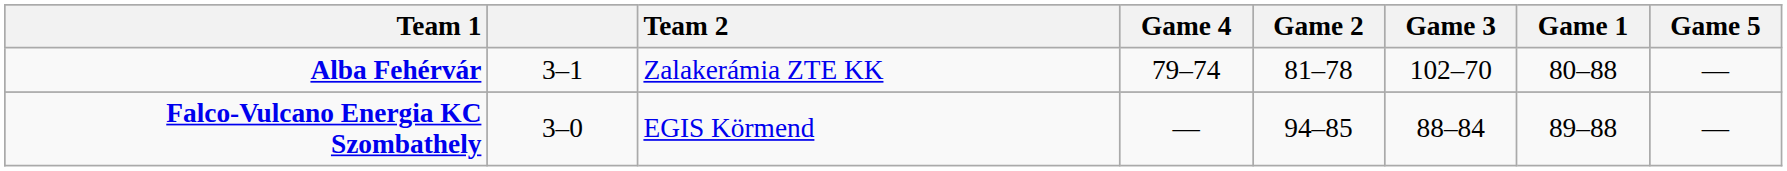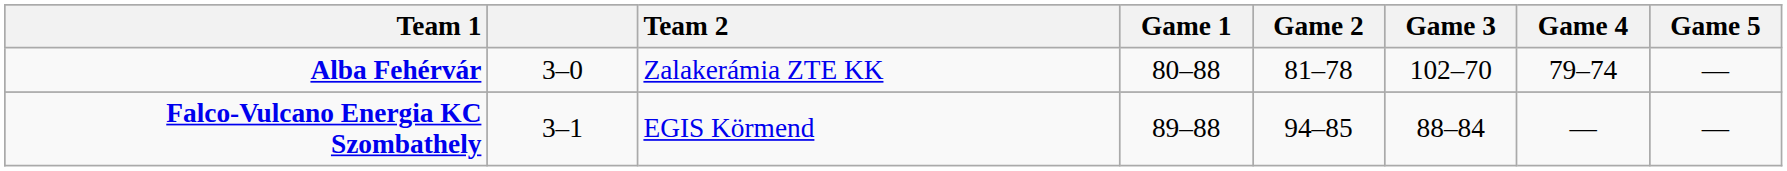columns swapped: (1583, 26) <-> (1186, 26)
(562, 69) 3–1 -> (562, 69) 3–0
(562, 128) 3–0 -> (562, 128) 3–1
